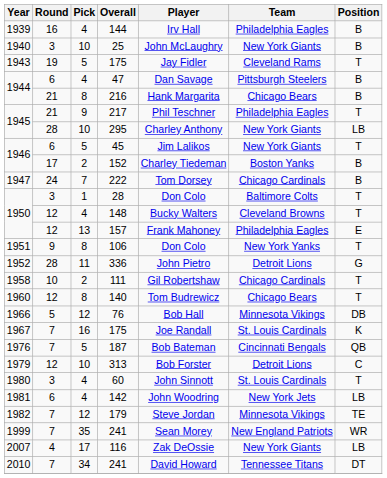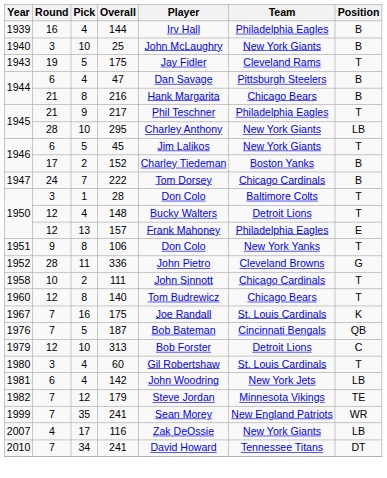(282, 213) Cleveland Browns -> (282, 213) Detroit Lions
(282, 264) Detroit Lions -> (282, 264) Cleveland Browns
(184, 280) Gil Robertshaw -> (184, 280) John Sinnott
- row: (19, 314)
(184, 381) John Sinnott -> (184, 364) Gil Robertshaw
